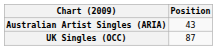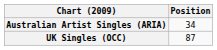(191, 25) 43 -> (191, 25) 34
